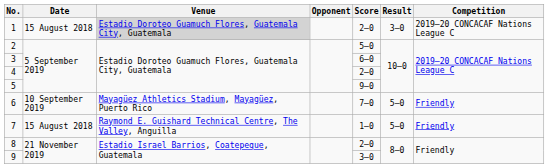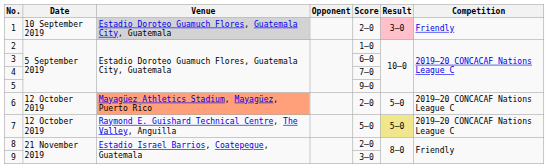(59, 29) 15 August 2018 -> (54, 29) 10 September 2019
(397, 29) no background -> (397, 29) pink background
(474, 29) 2019–20 CONCACAF Nations League C -> (435, 29) Friendly
(367, 46) 5–0 -> (367, 46) 1–0
(367, 73) 2–0 -> (367, 73) 7–0
(54, 104) 10 September 2019 -> (49, 104) 12 October 2019
(188, 104) no background -> (188, 104) lightsalmon background
(367, 104) 7–0 -> (367, 104) 2–0
(435, 104) Friendly -> (474, 104) 2019–20 CONCACAF Nations League C
(59, 126) 15 August 2018 -> (49, 126) 12 October 2019
(367, 126) 1–0 -> (367, 126) 5–0
(397, 126) no background -> (397, 126) khaki background
(435, 126) Friendly -> (474, 126) 2019–20 CONCACAF Nations League C
